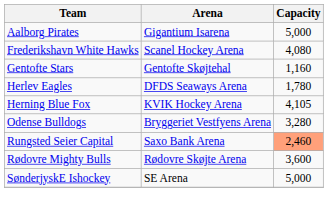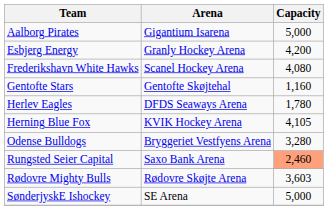+ row: (42, 50)
(298, 159) 3,600 -> (298, 178) 3,603
